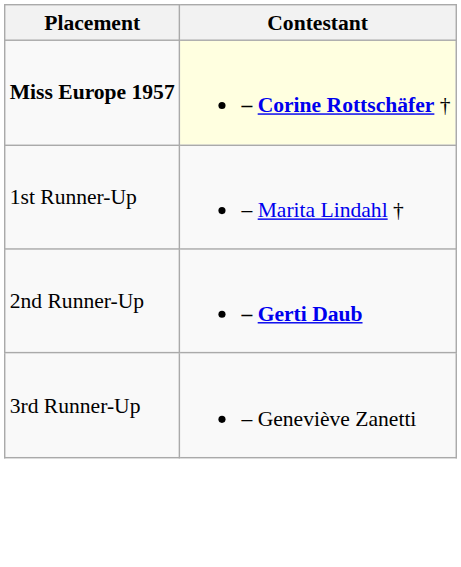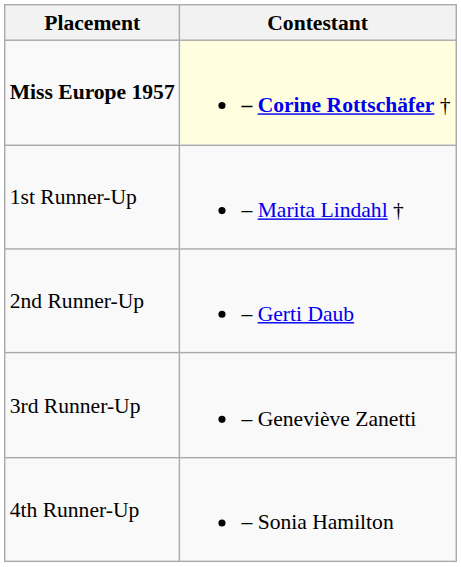(318, 314) bold -> (318, 314) normal
+ row: (75, 509)
